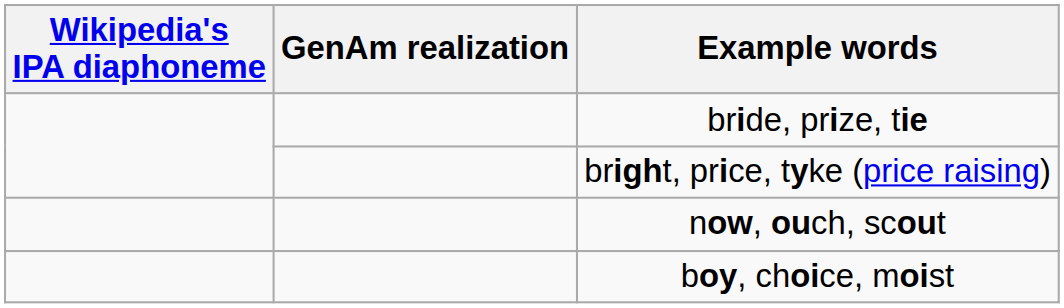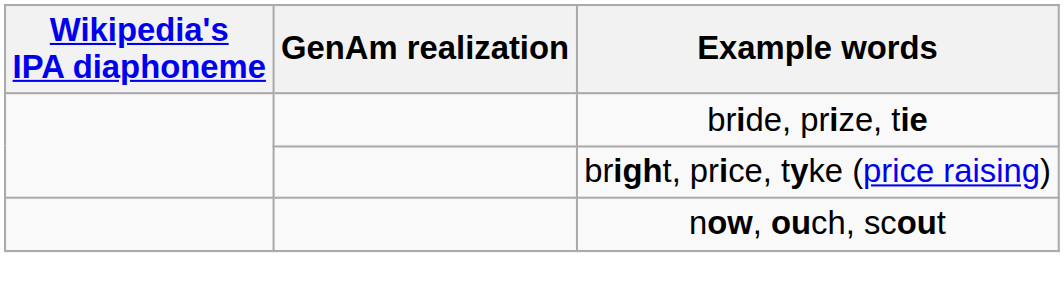- row: (817, 275)
